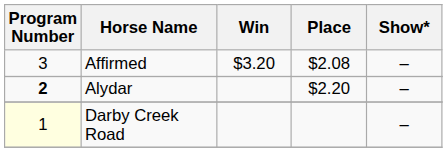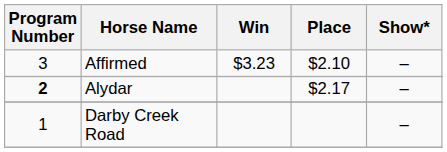(254, 63) $3.20 -> (254, 63) $3.23
(329, 63) $2.08 -> (329, 63) $2.10
(329, 90) $2.20 -> (329, 90) $2.17
(43, 125) lightyellow background -> (43, 125) no background
